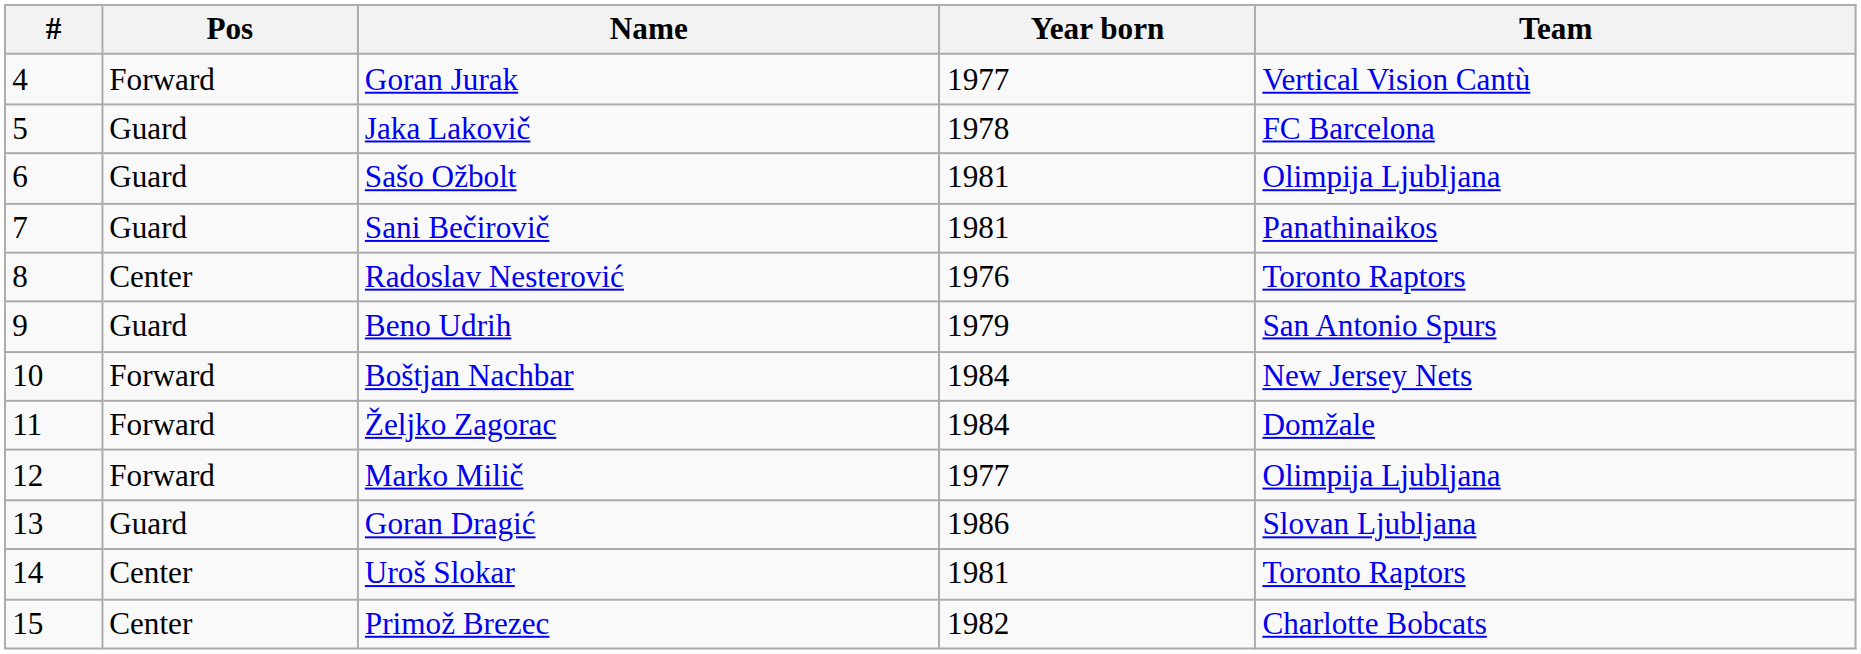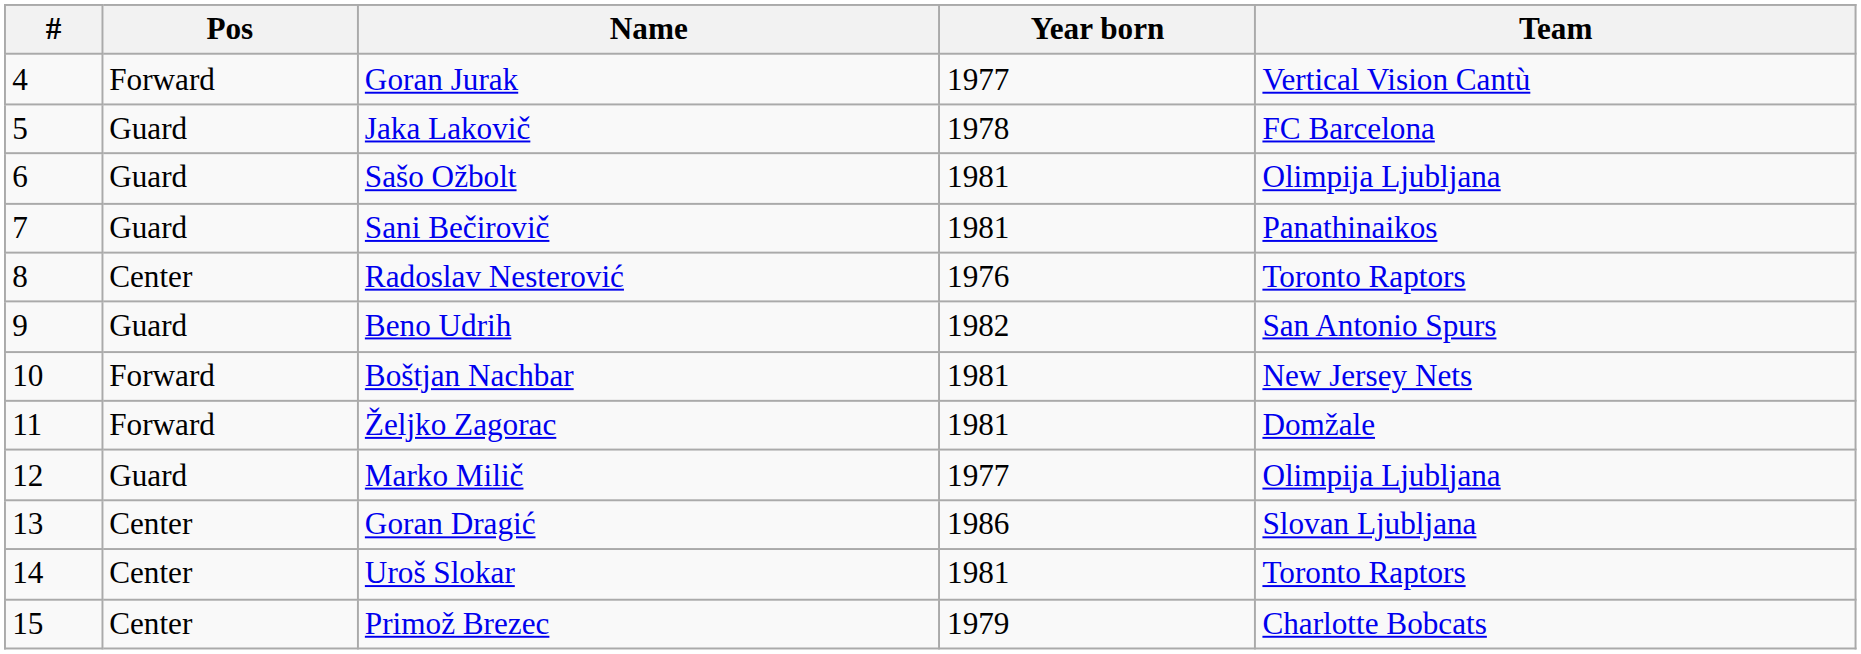(978, 326) 1979 -> (978, 326) 1982
(978, 375) 1984 -> (978, 375) 1981
(978, 425) 1984 -> (978, 425) 1981
(162, 474) Forward -> (148, 474) Guard
(148, 524) Guard -> (151, 524) Center
(978, 623) 1982 -> (978, 623) 1979
